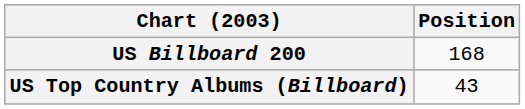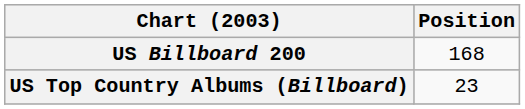(467, 87) 43 -> (467, 87) 23
